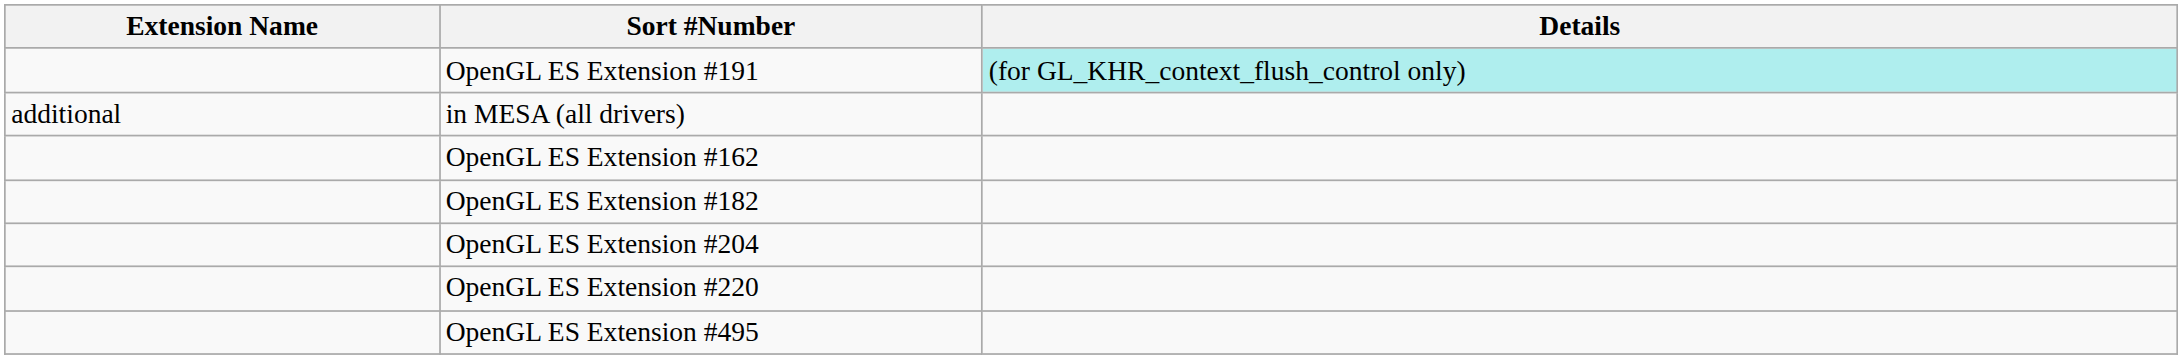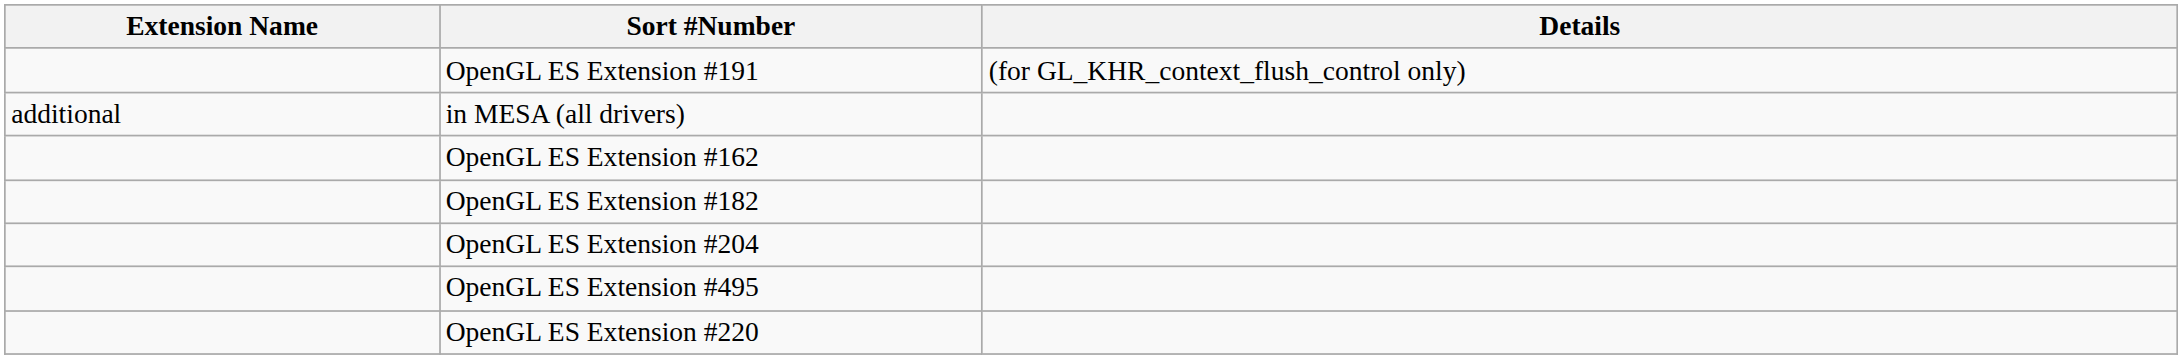(1227, 69) paleturquoise background -> (1227, 69) no background
rows swapped: (602, 288) <-> (602, 331)
